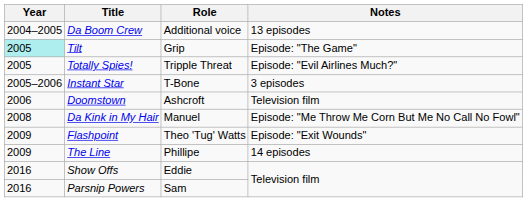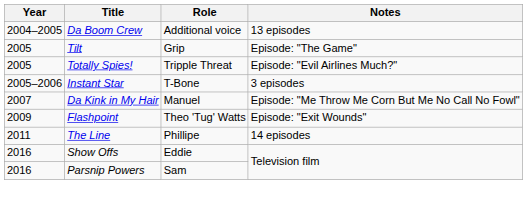(19, 48) paleturquoise background -> (19, 48) no background
- row: (96, 100)
(19, 118) 2008 -> (19, 100) 2007
(19, 153) 2009 -> (19, 135) 2011
